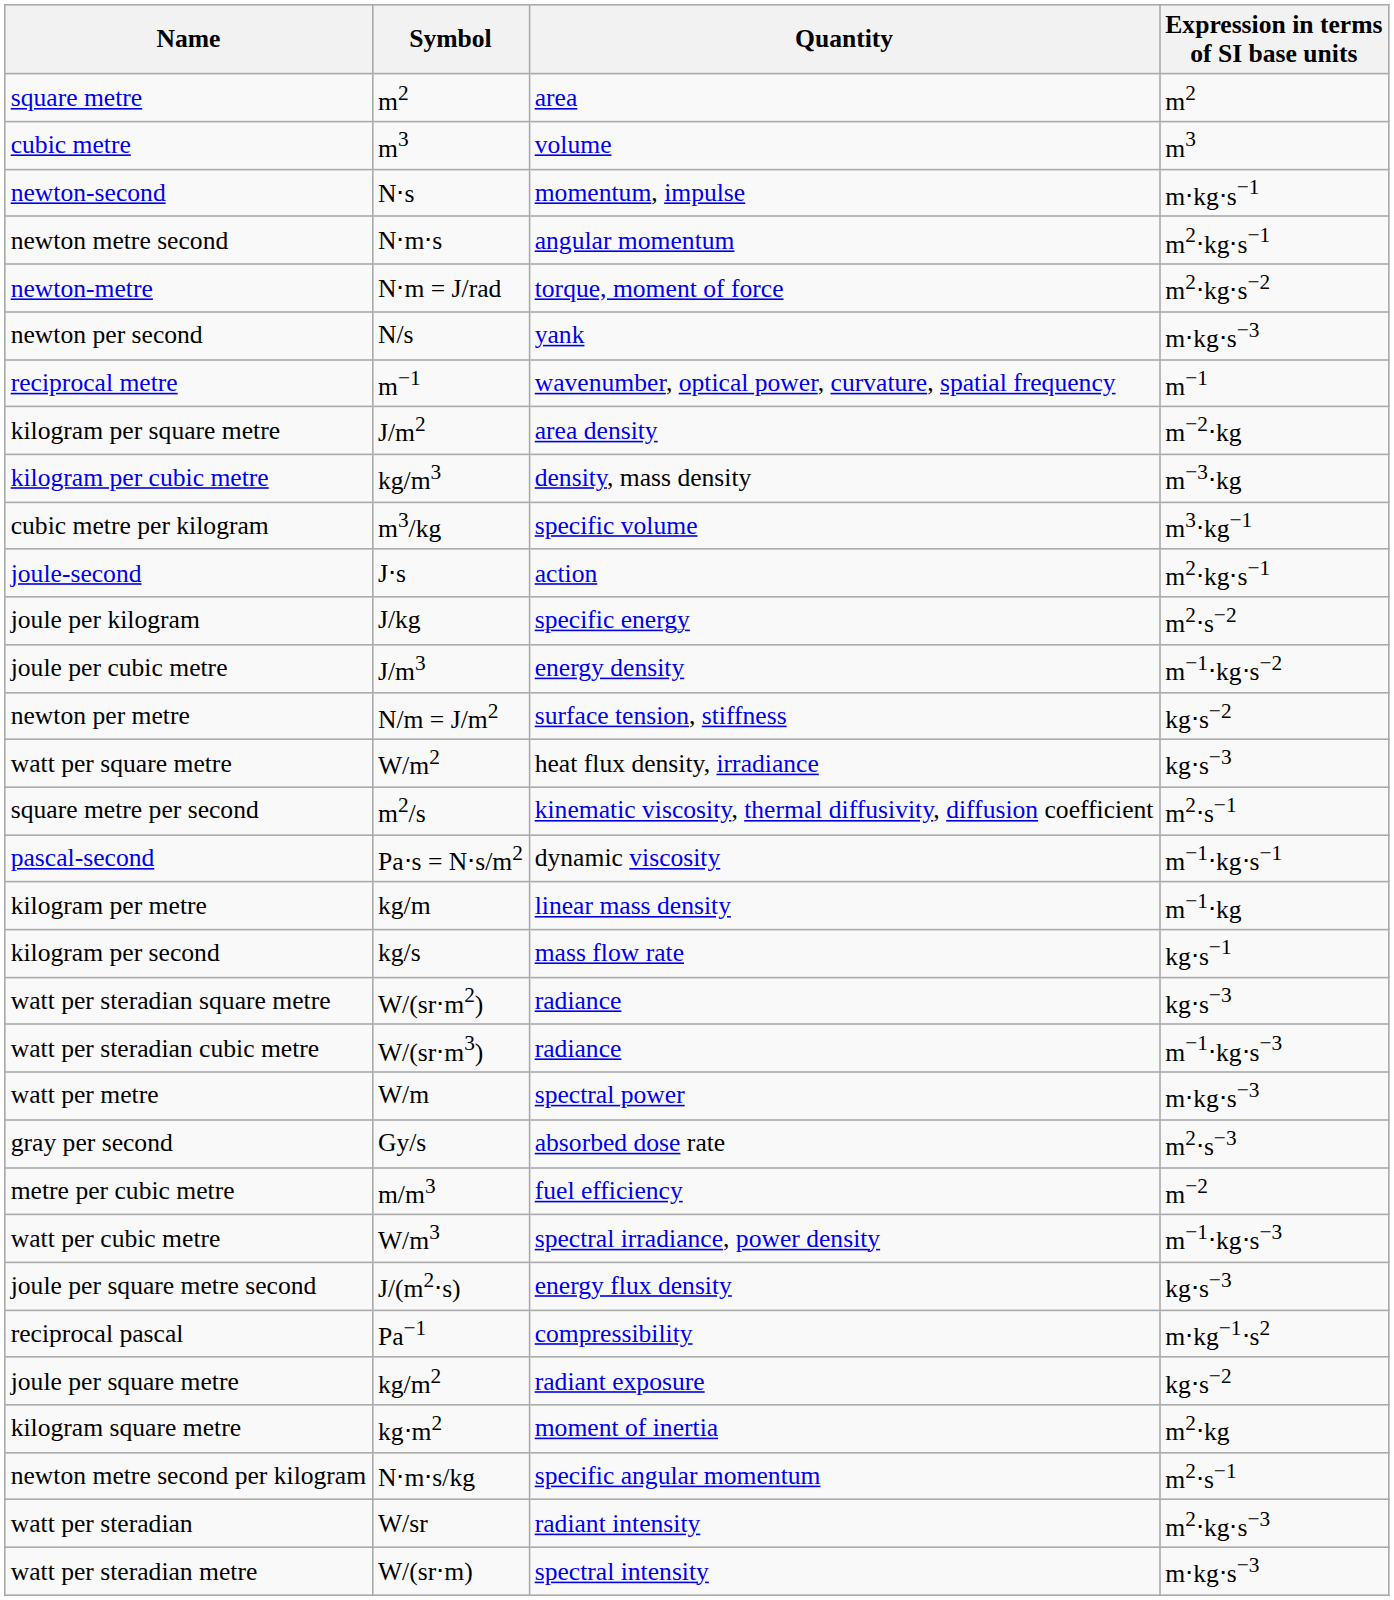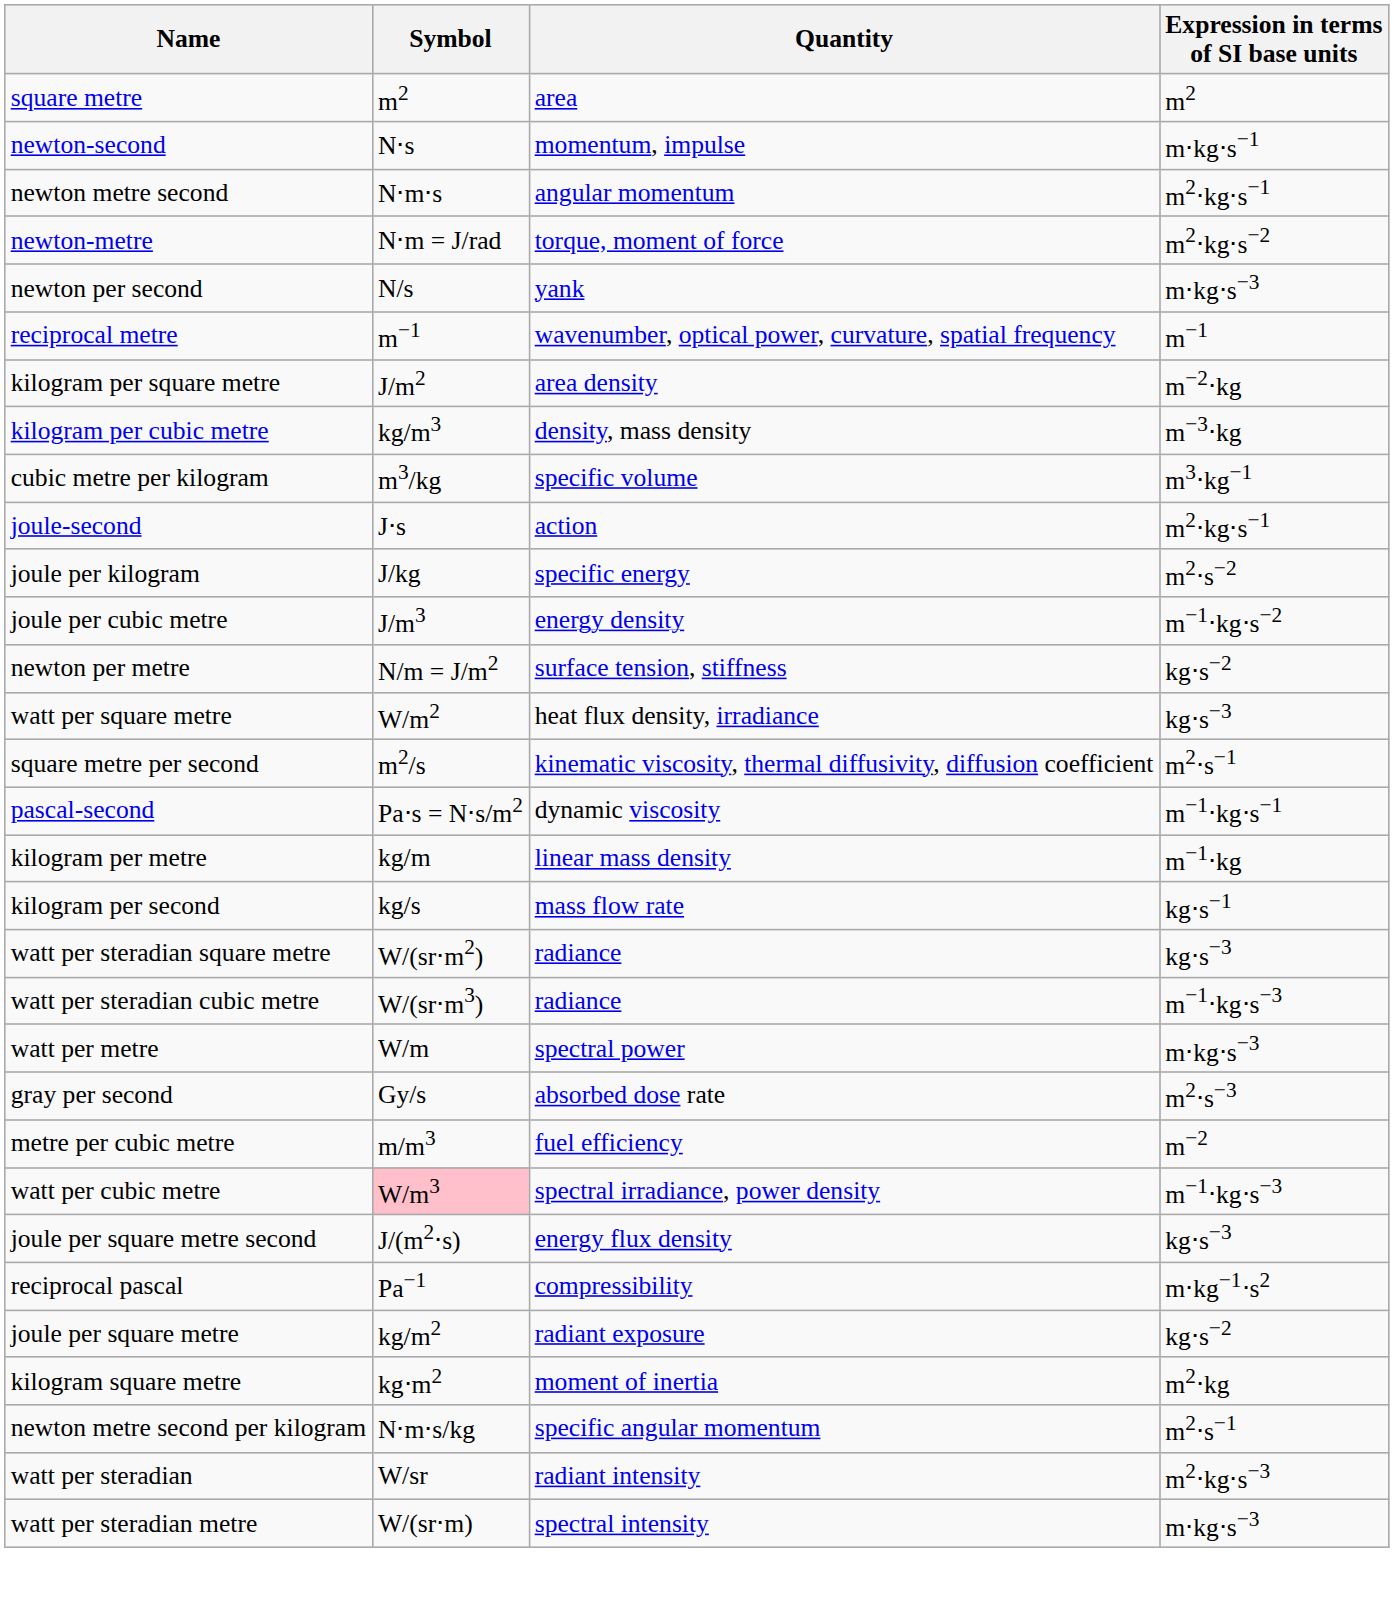- row: (71, 145)
(409, 1238) no background -> (409, 1190) pink background
